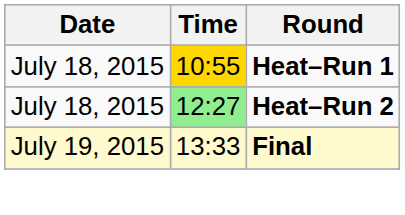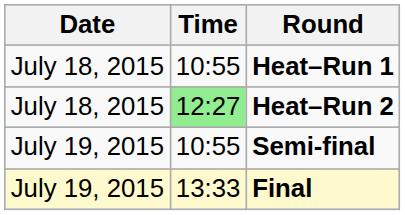(208, 65) gold background -> (208, 65) no background
+ row: (314, 147)
